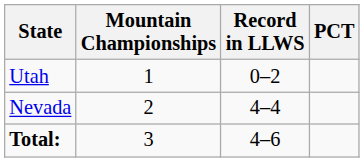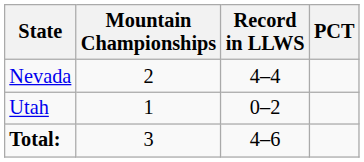rows swapped: (40, 107) <-> (29, 75)
